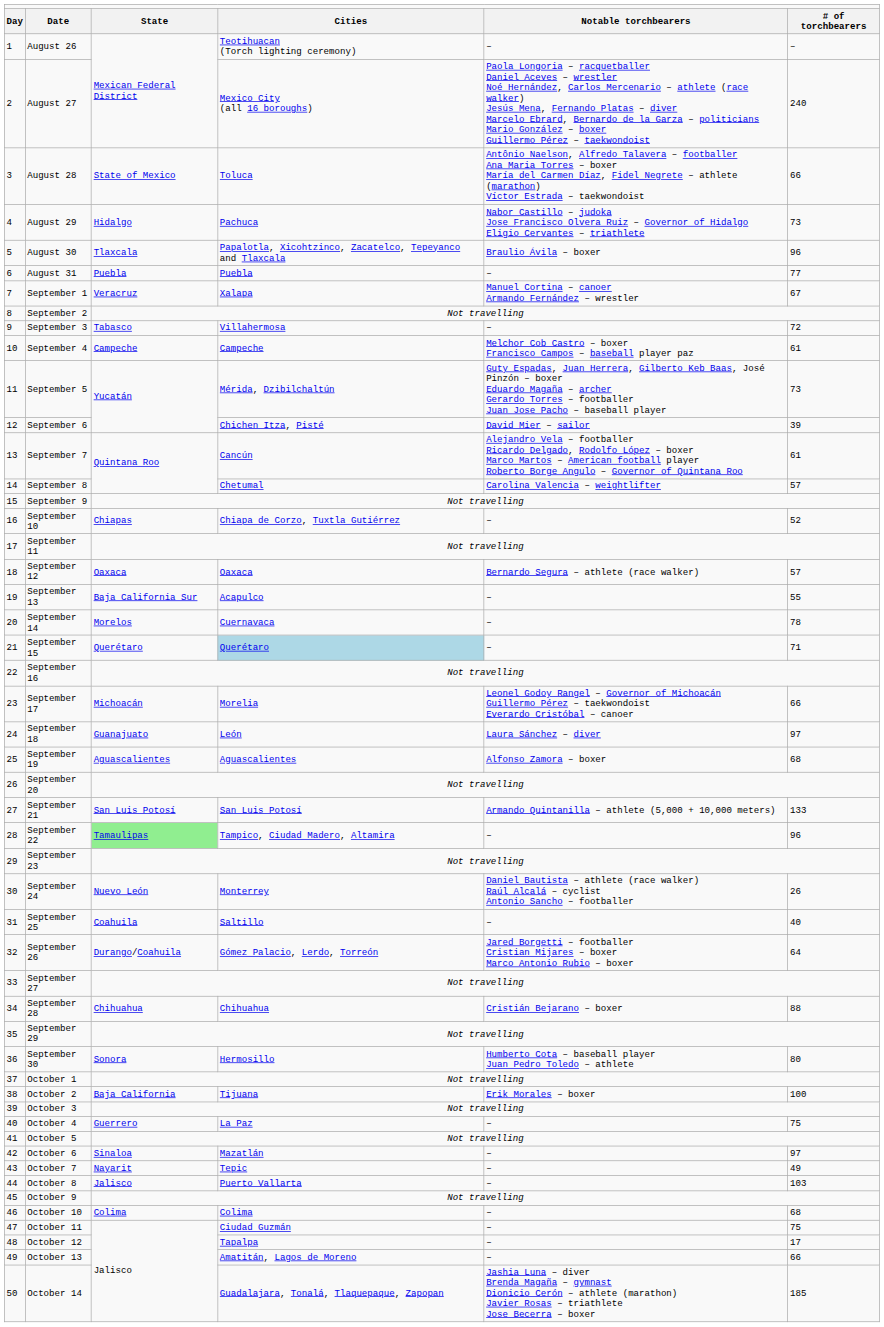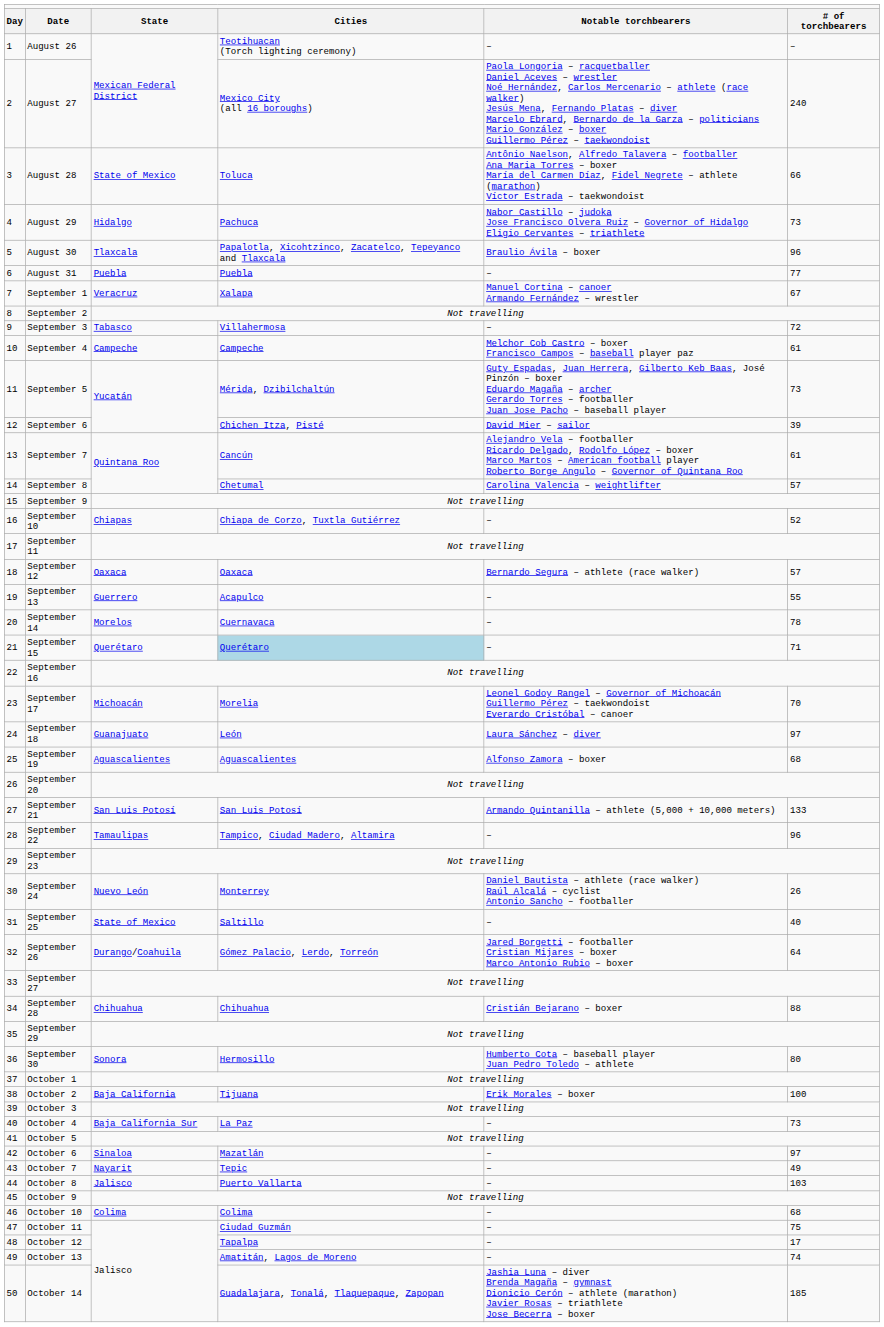(146, 597) Baja California Sur -> (116, 597) Guerrero
(796, 704) 66 -> (796, 704) 70
(121, 836) lightgreen background -> (121, 836) no background
(116, 922) Coahuila -> (135, 922) State of Mexico
(116, 1124) Guerrero -> (146, 1124) Baja California Sur
(796, 1124) 75 -> (796, 1124) 73
(796, 1257) 66 -> (796, 1257) 74
